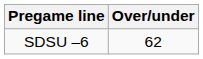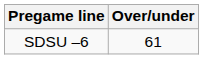(153, 41) 62 -> (153, 41) 61
